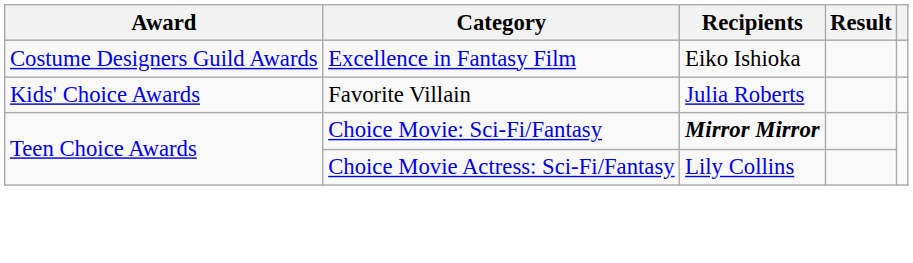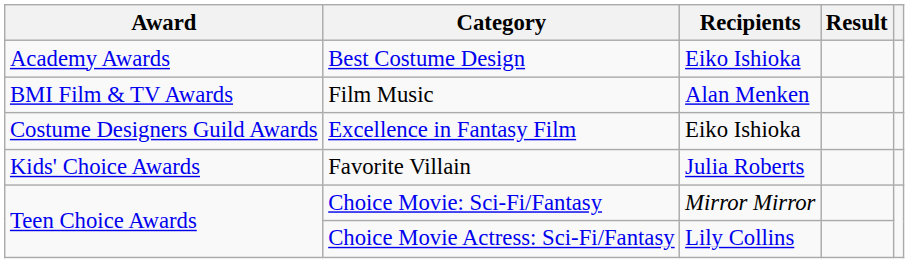+ row: (427, 58)
+ row: (381, 94)
(752, 130) bold -> (750, 202) normal
